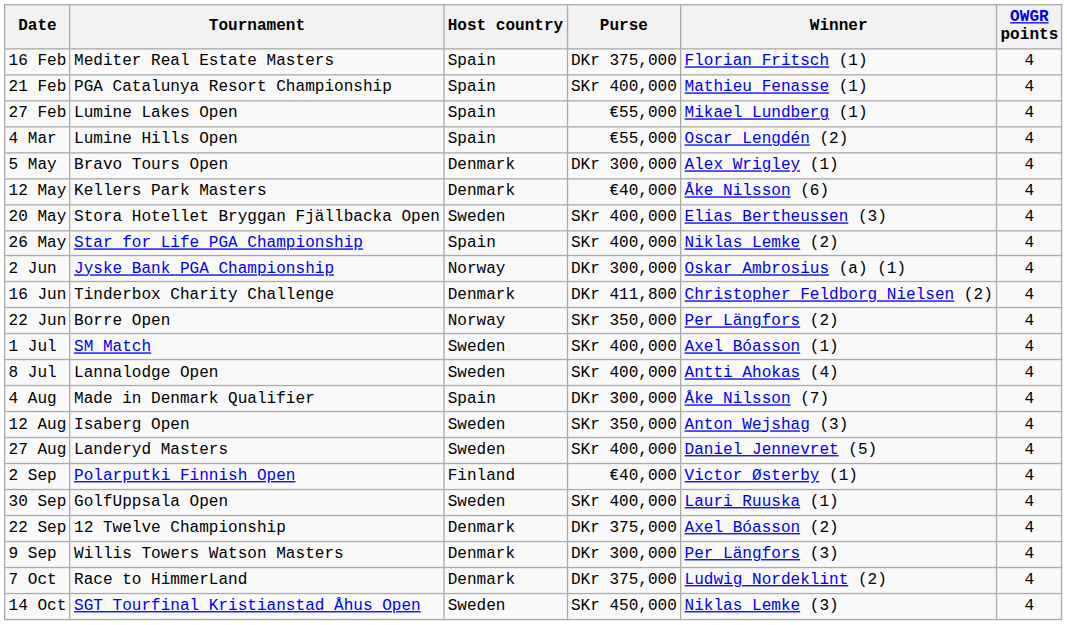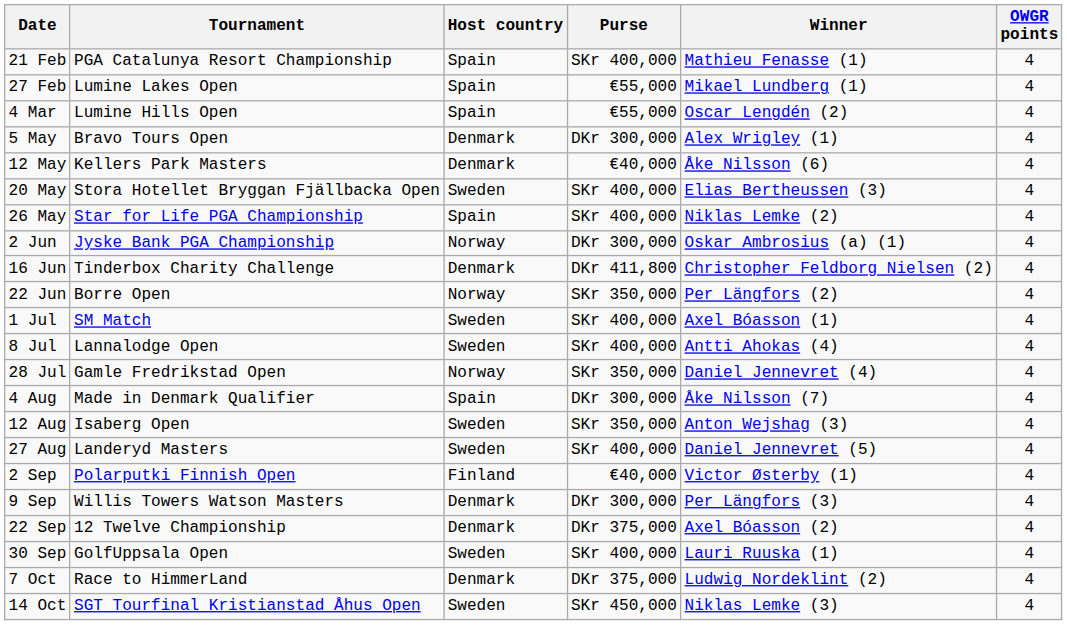- row: (37, 62)
+ row: (37, 373)
rows swapped: (33, 555) <-> (37, 503)
